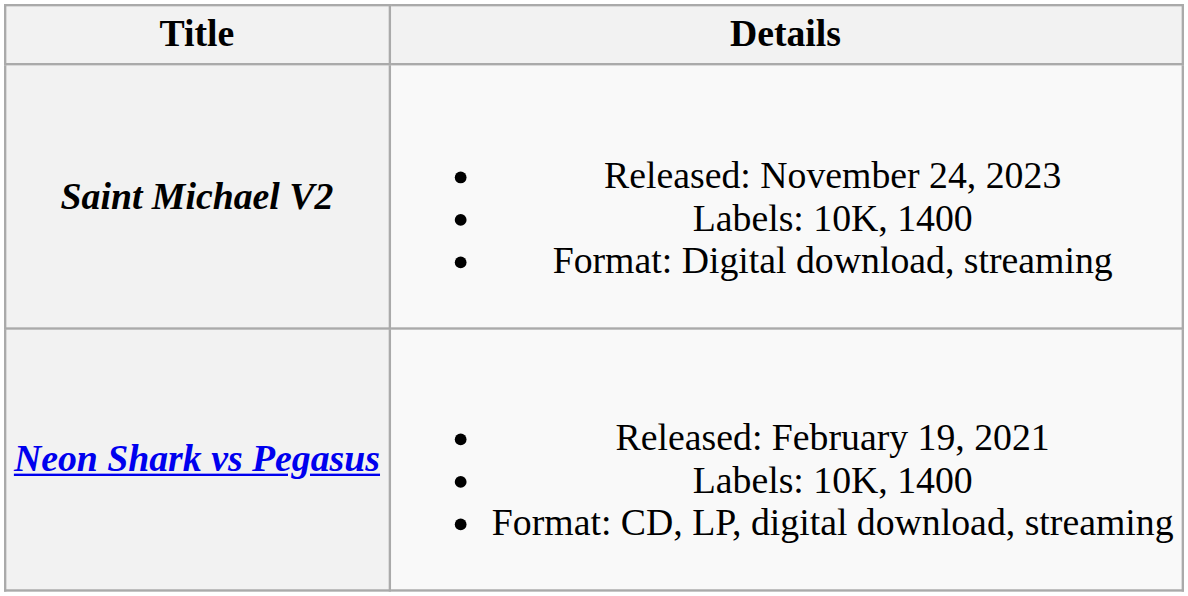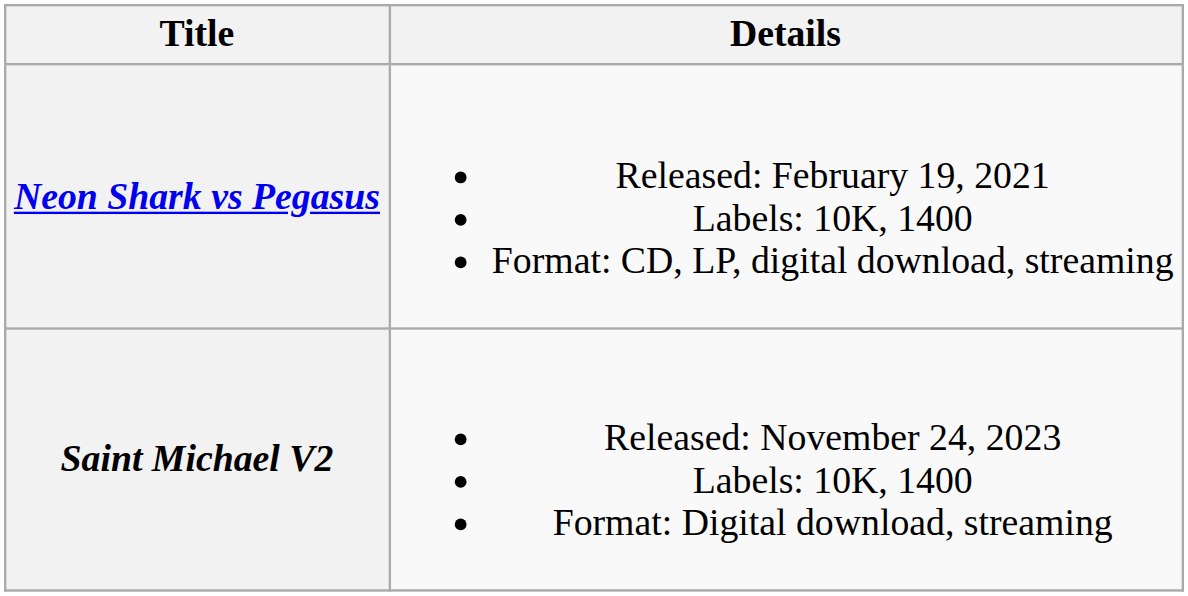rows swapped: (197, 458) <-> (197, 195)
